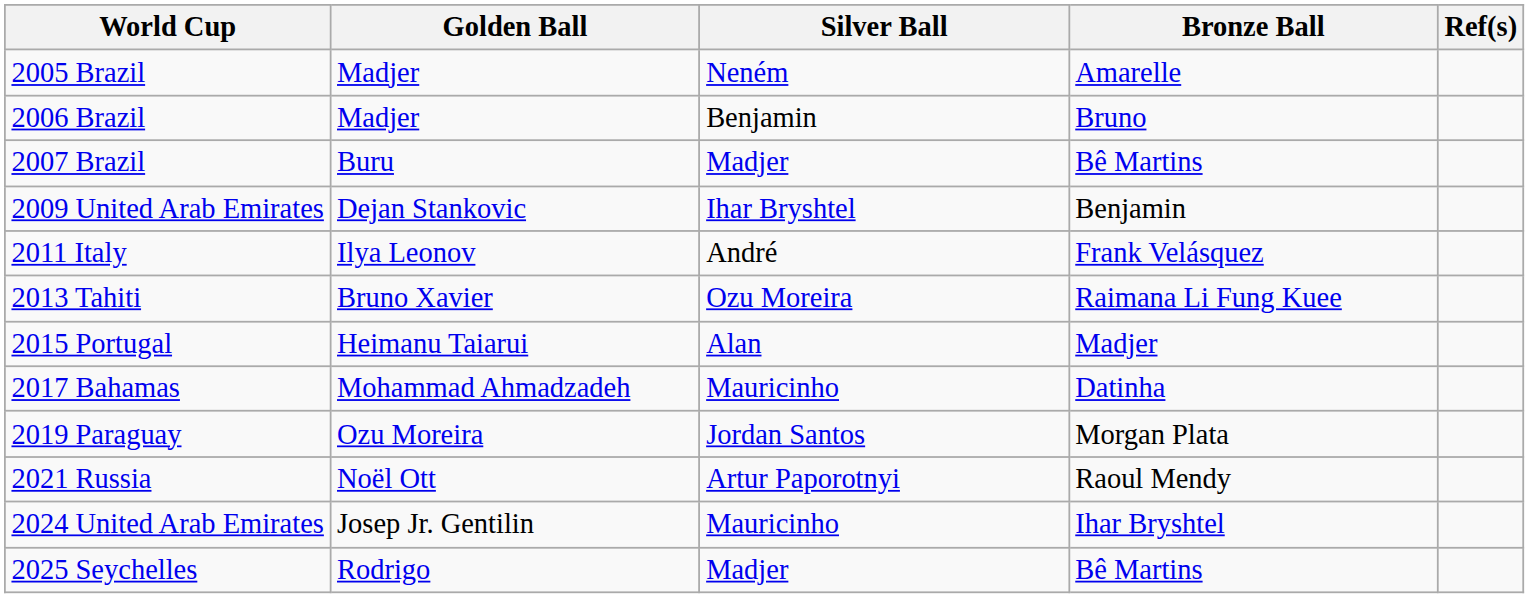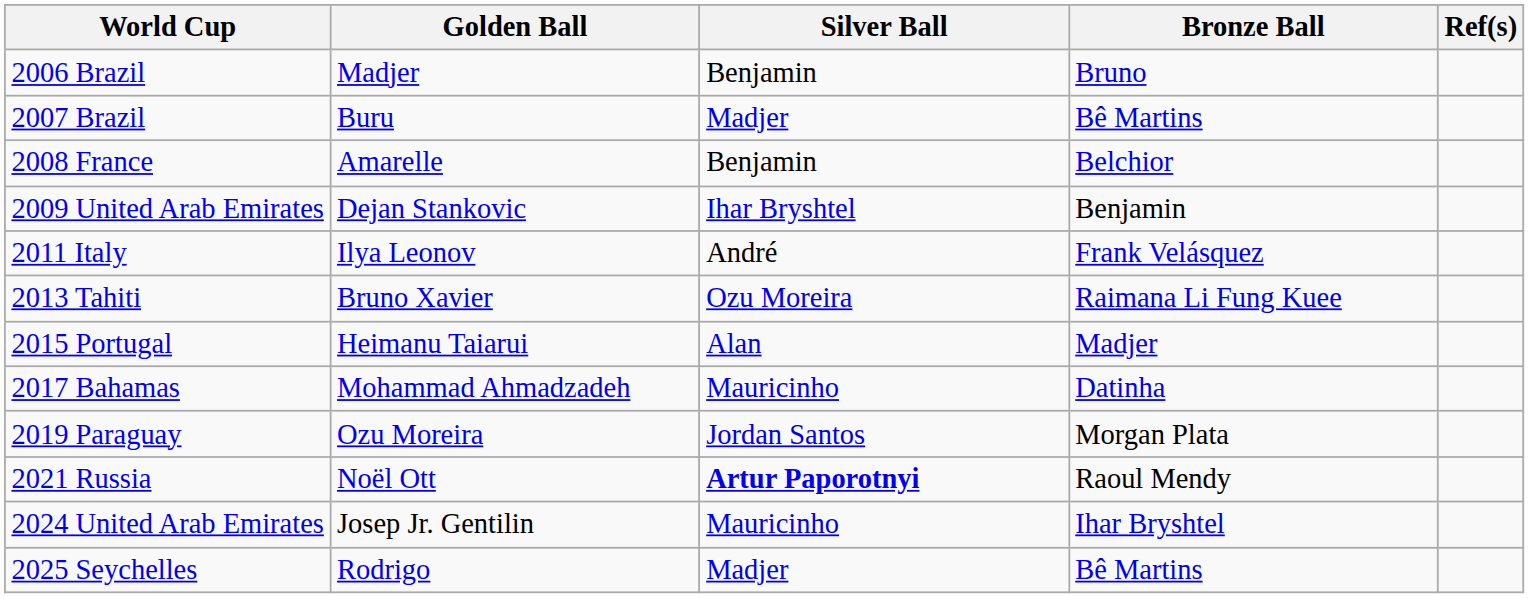- row: (78, 72)
+ row: (82, 162)
(803, 478) normal -> (813, 478) bold
